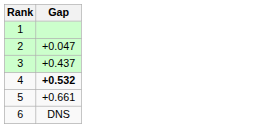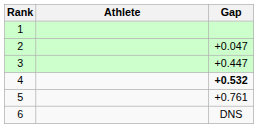+ column: (122, 13)
(59, 64) +0.437 -> (231, 64) +0.447
(59, 98) +0.661 -> (231, 98) +0.761
